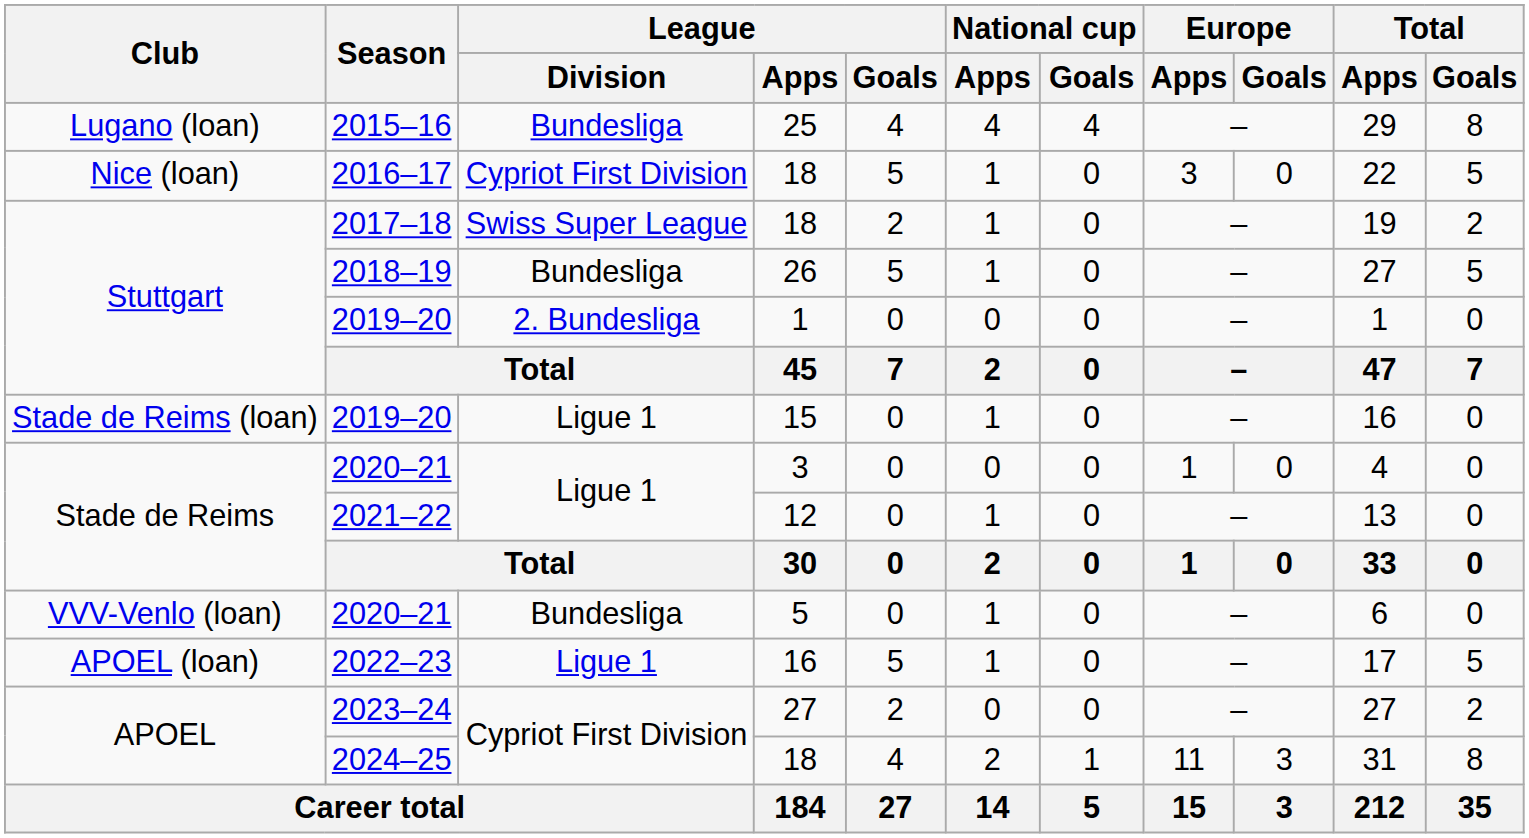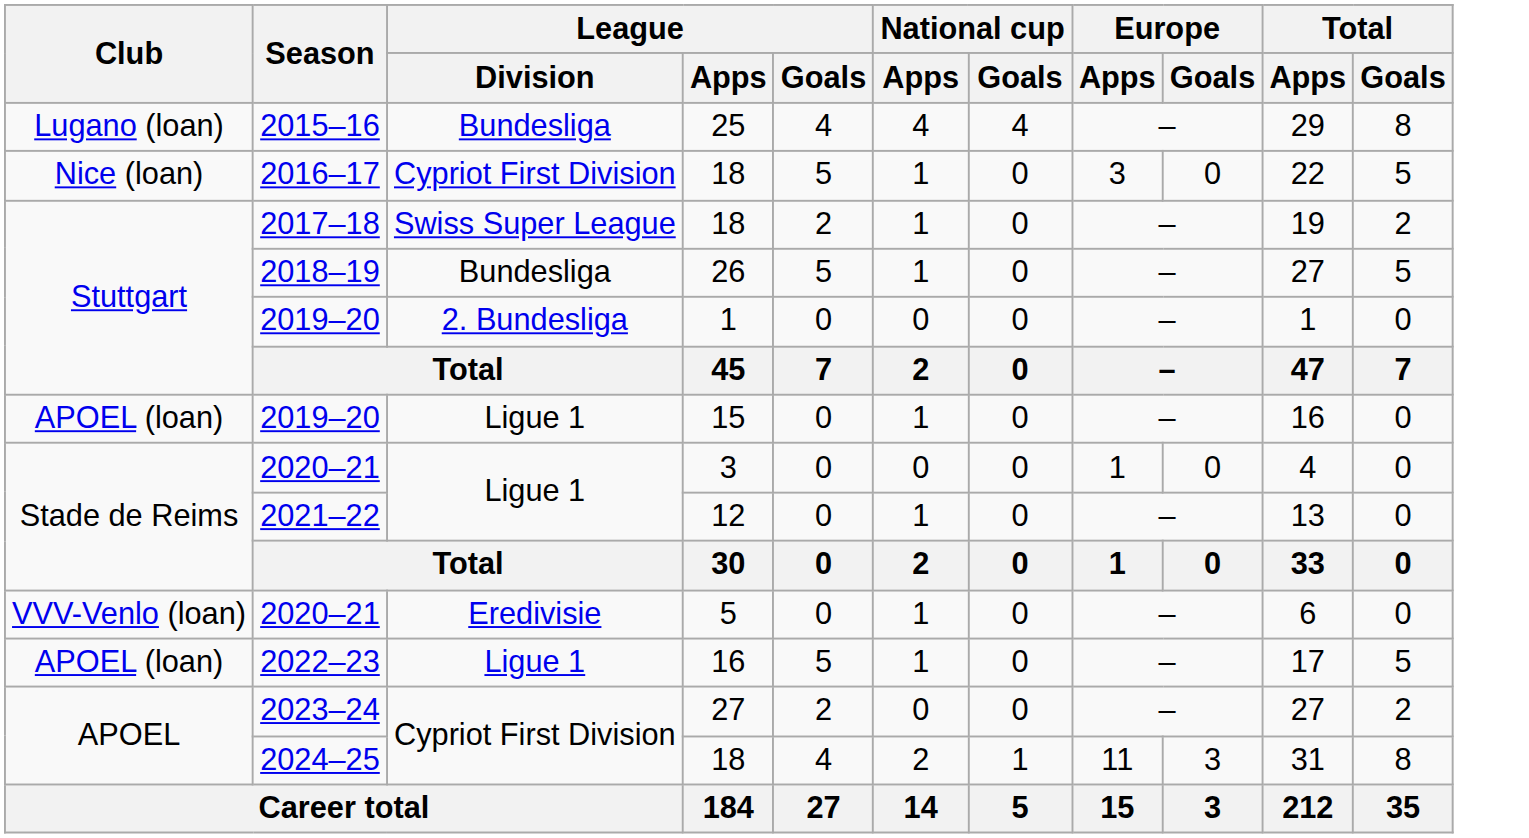(165, 418) Stade de Reims (loan) -> (129, 418) APOEL (loan)
(607, 613) Bundesliga -> (535, 613) Eredivisie
